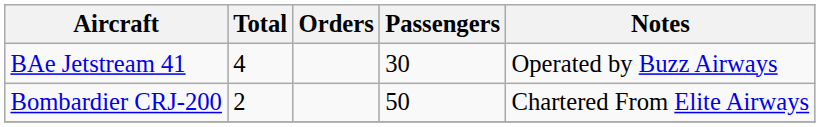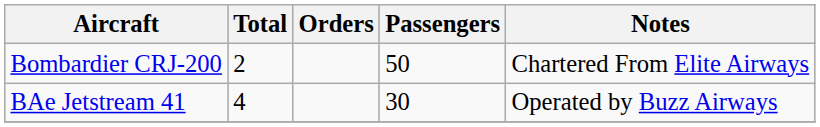rows swapped: (98, 63) <-> (116, 102)
